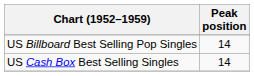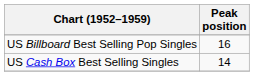(224, 44) 14 -> (224, 44) 16
